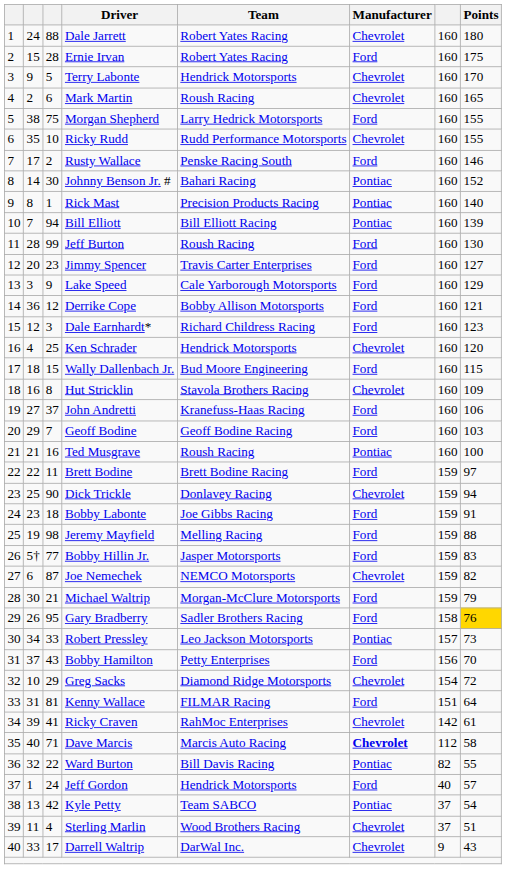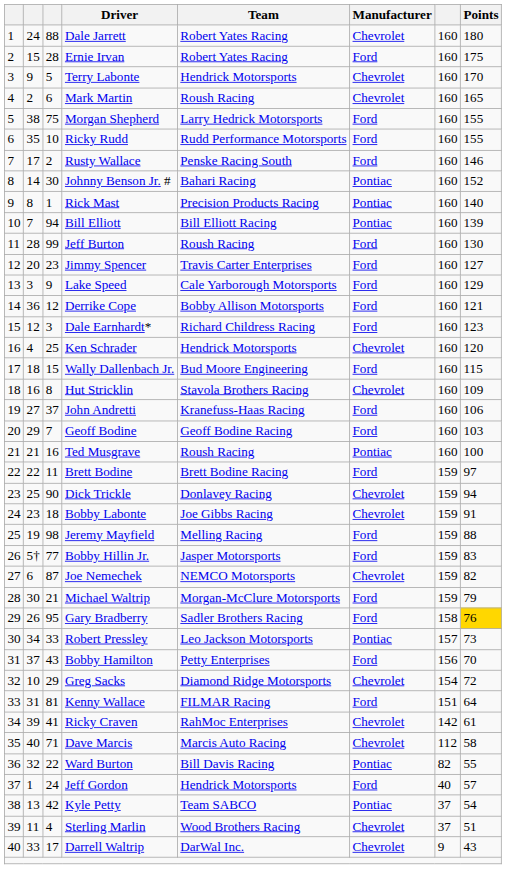(378, 139) Chevrolet -> (365, 139) Ford
(365, 514) Ford -> (378, 514) Chevrolet
(380, 743) bold -> (378, 743) normal
